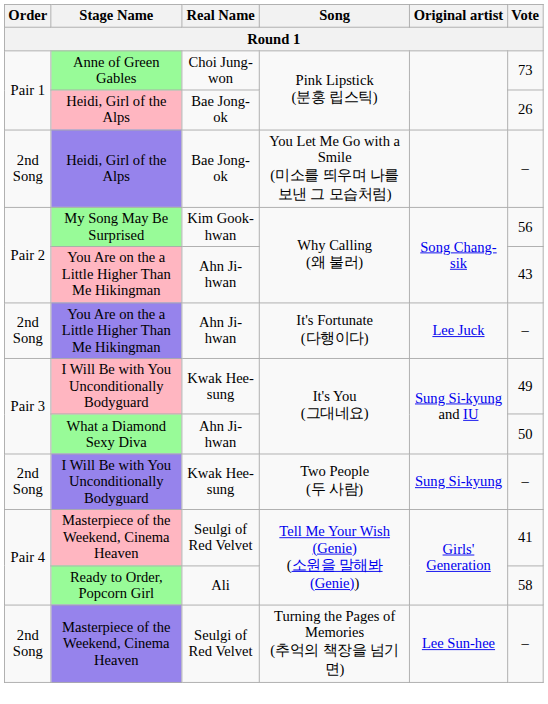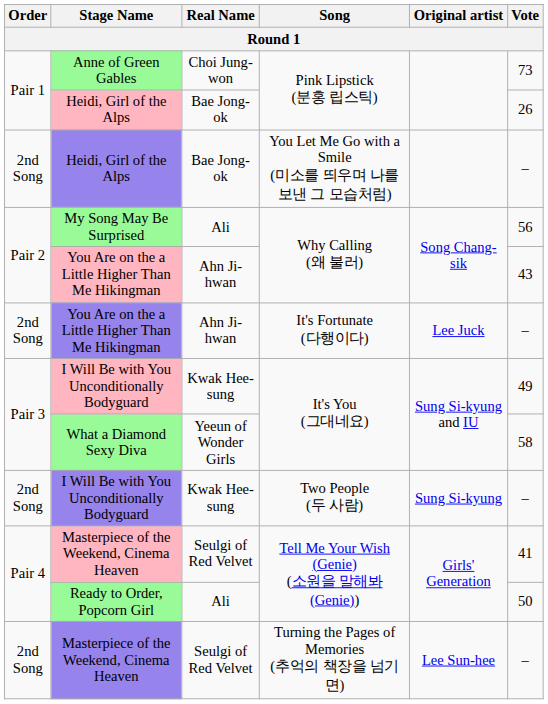(221, 227) Kim Gook-hwan -> (221, 227) Ali
(221, 434) Ahn Ji-hwan -> (221, 442) Yeeun of Wonder Girls
(525, 434) 50 -> (525, 442) 58
(525, 585) 58 -> (525, 601) 50
